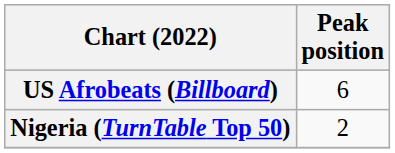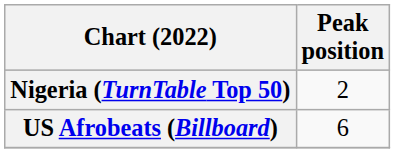rows swapped: (150, 128) <-> (150, 89)
